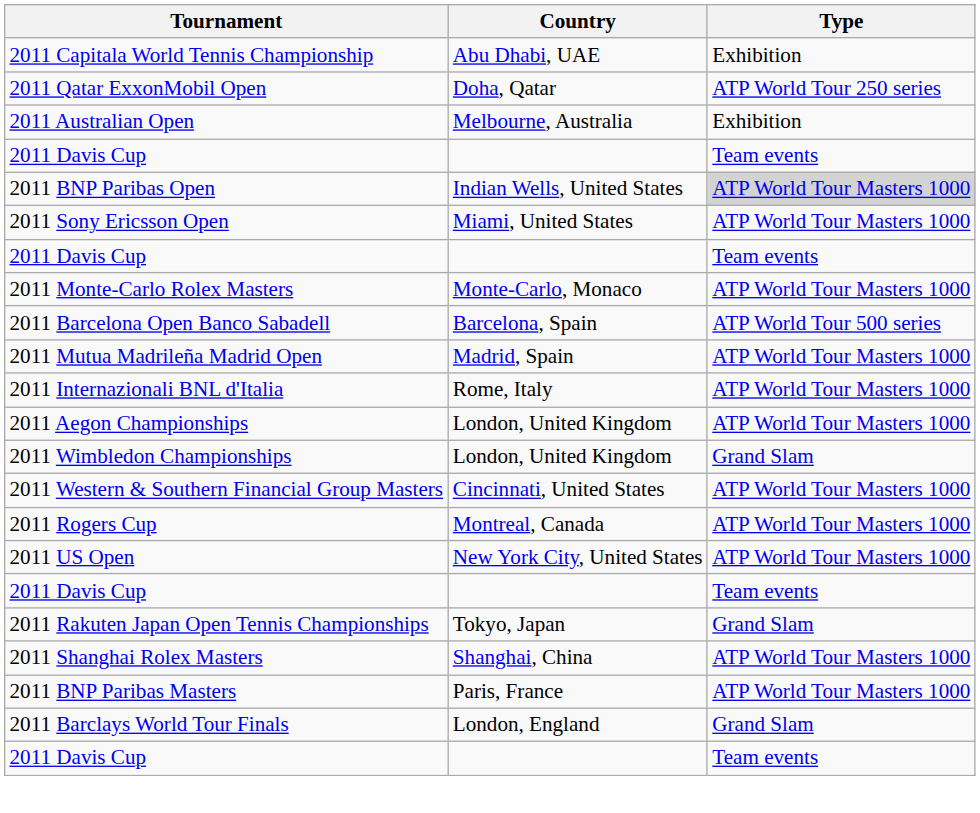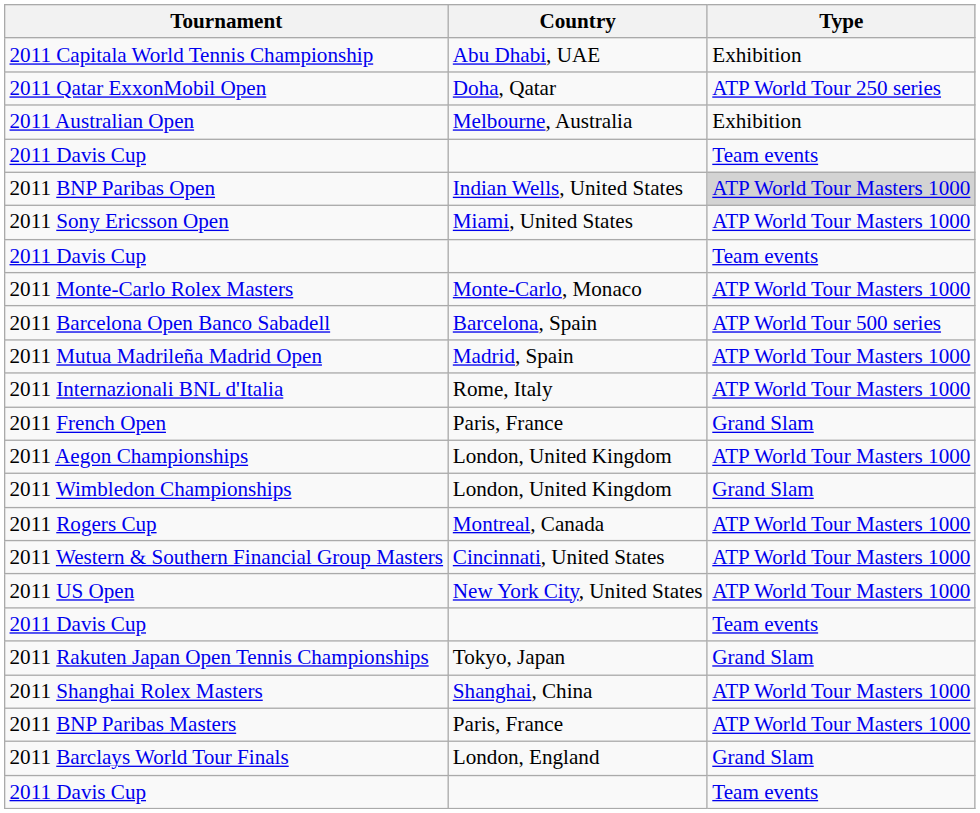+ row: (88, 423)
rows swapped: (83, 523) <-> (226, 490)
